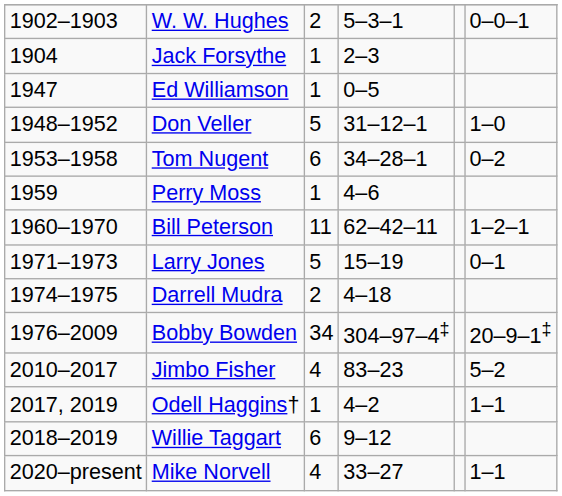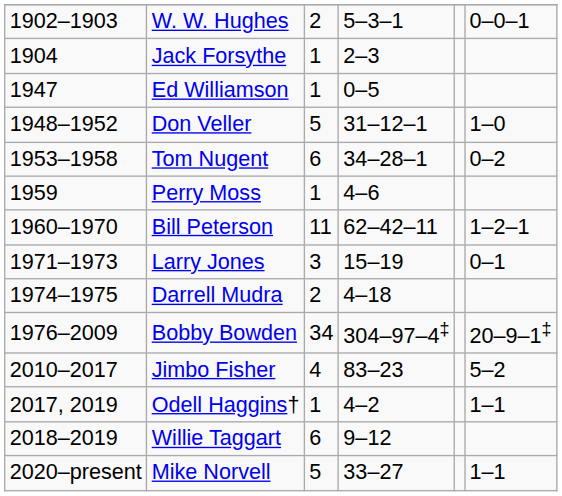(315, 261) 5 -> (315, 261) 3
(315, 472) 4 -> (315, 472) 5
